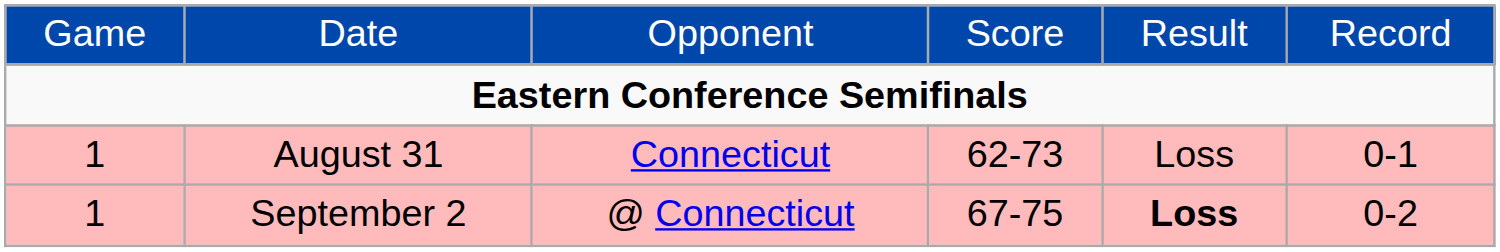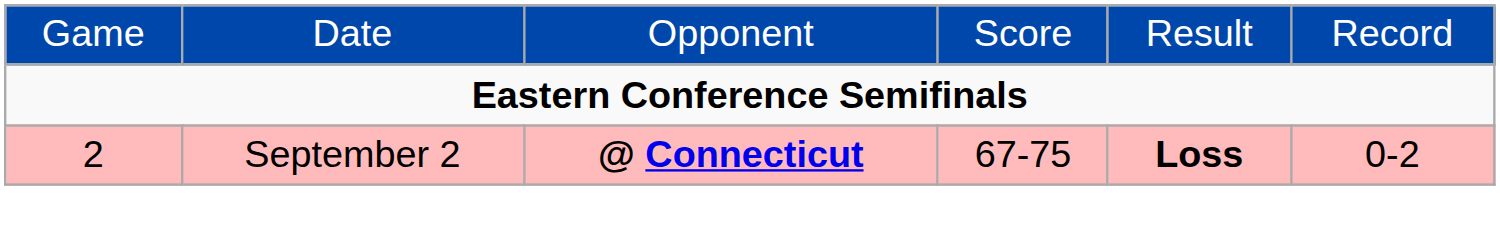- row: (358, 154)
(95, 214) 1 -> (93, 154) 2
(731, 214) normal -> (731, 154) bold
